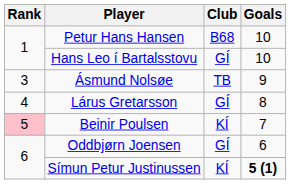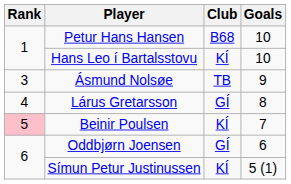(222, 59) GÍ -> (222, 59) KÍ
(263, 168) bold -> (263, 168) normal
